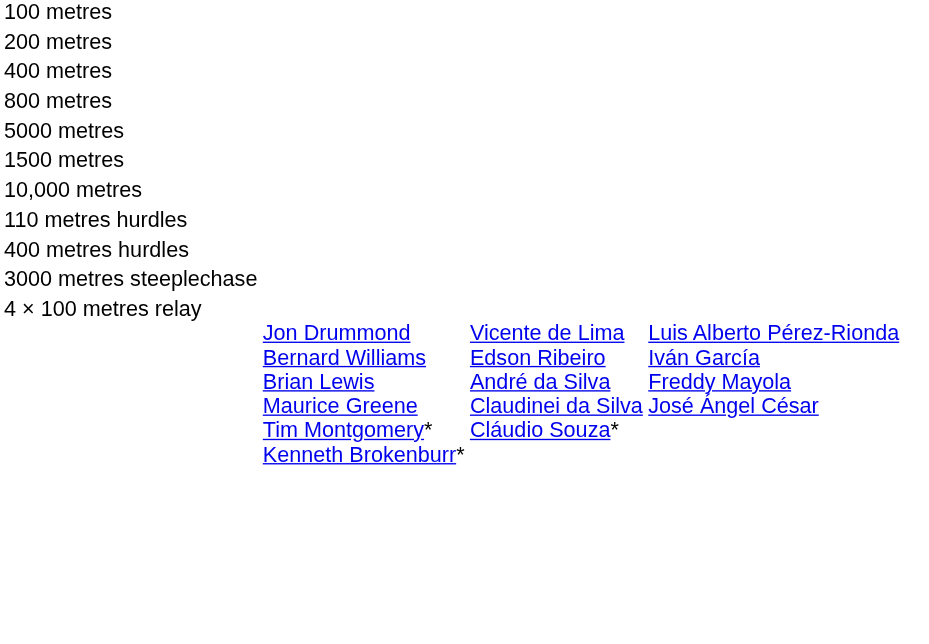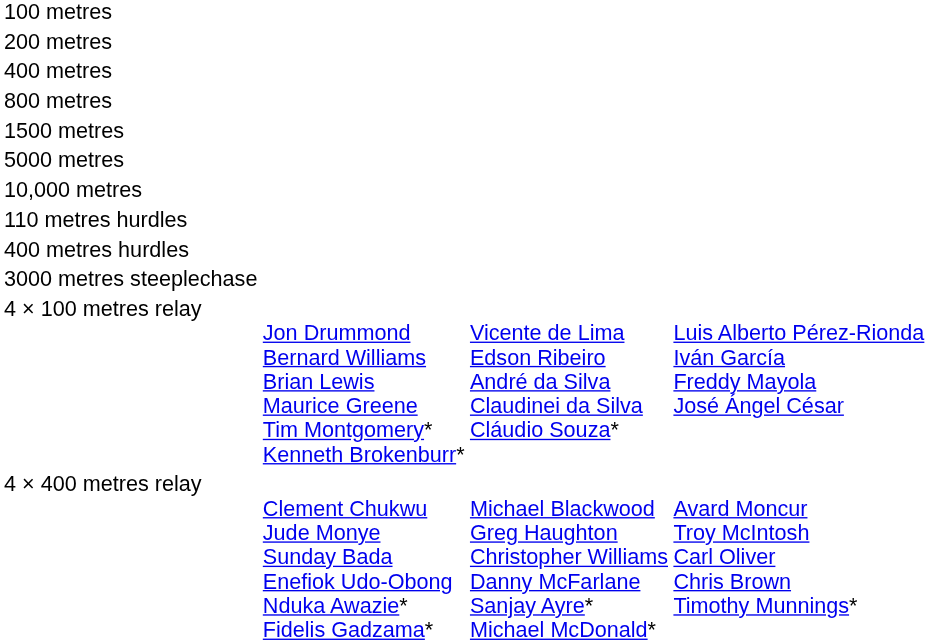rows swapped: (64, 160) <-> (64, 130)
+ row: (103, 484)
